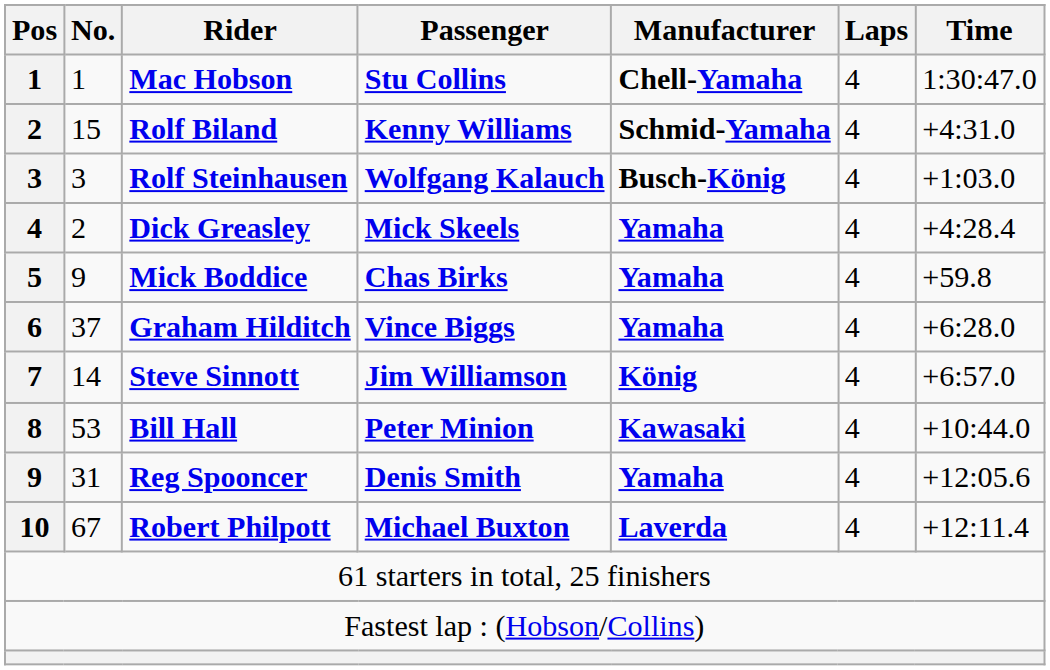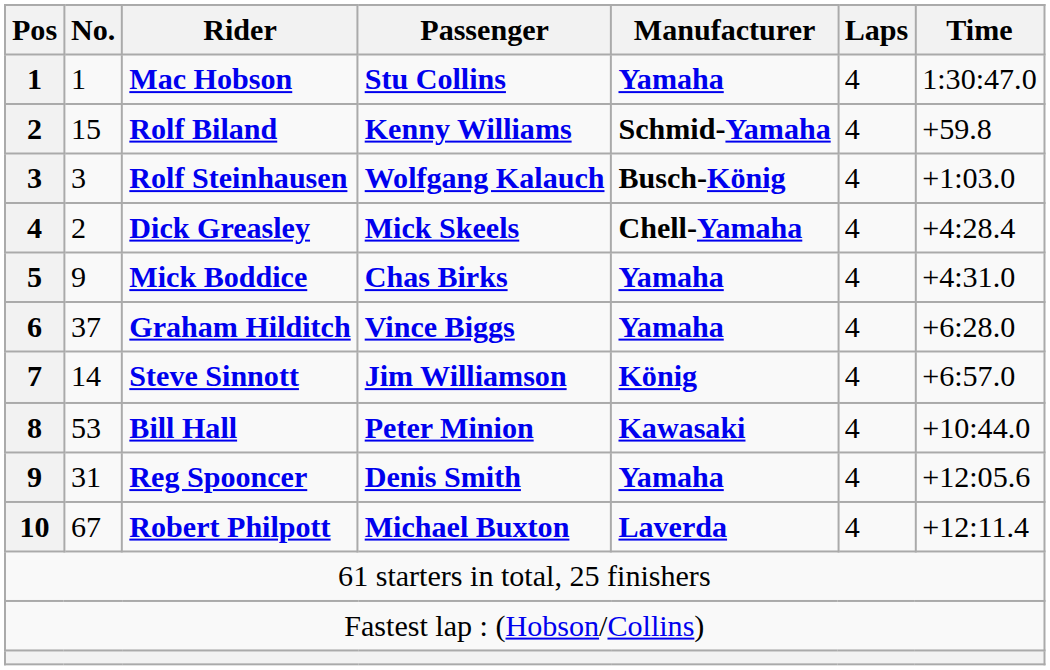(710, 79) Chell-Yamaha -> (671, 79) Yamaha
(969, 128) +4:31.0 -> (957, 128) +59.8
(671, 227) Yamaha -> (710, 227) Chell-Yamaha
(957, 277) +59.8 -> (969, 277) +4:31.0
